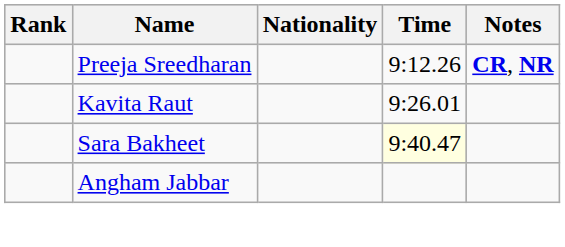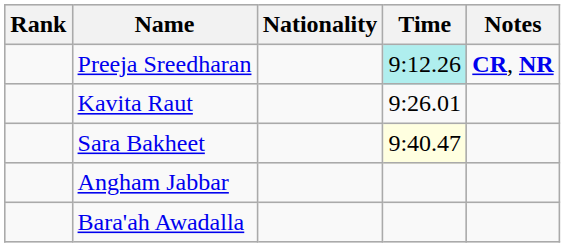(425, 64) no background -> (425, 64) paleturquoise background
+ row: (161, 222)
